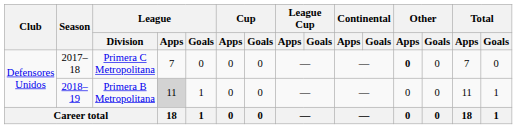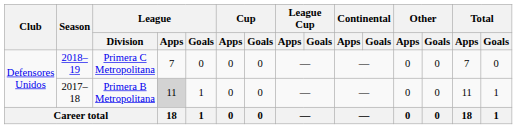(75, 64) 2017–18 -> (75, 64) 2018–19
(408, 64) bold -> (408, 64) normal
(75, 92) 2018–19 -> (75, 92) 2017–18
